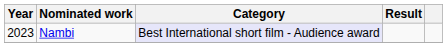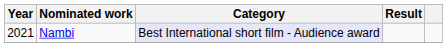(20, 33) 2023 -> (20, 33) 2021
